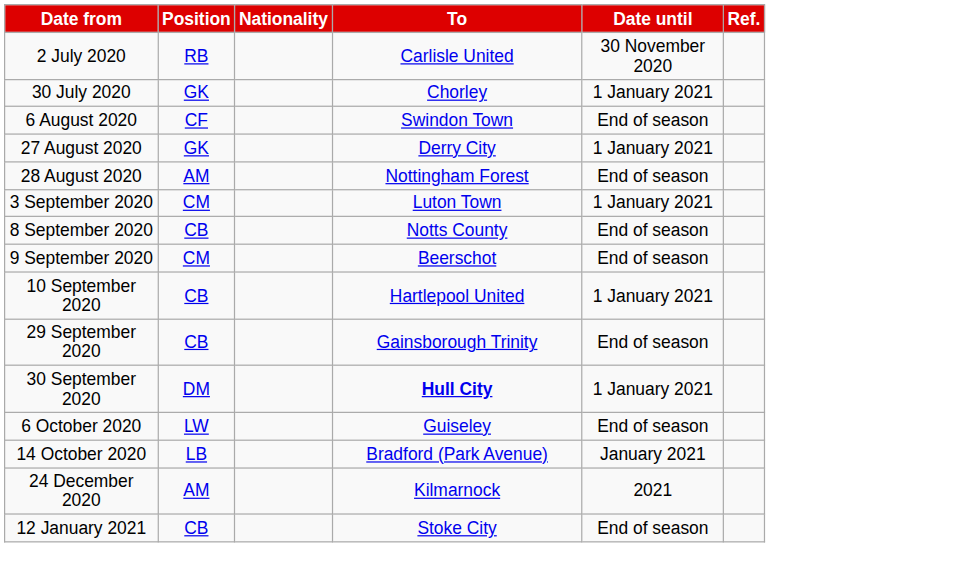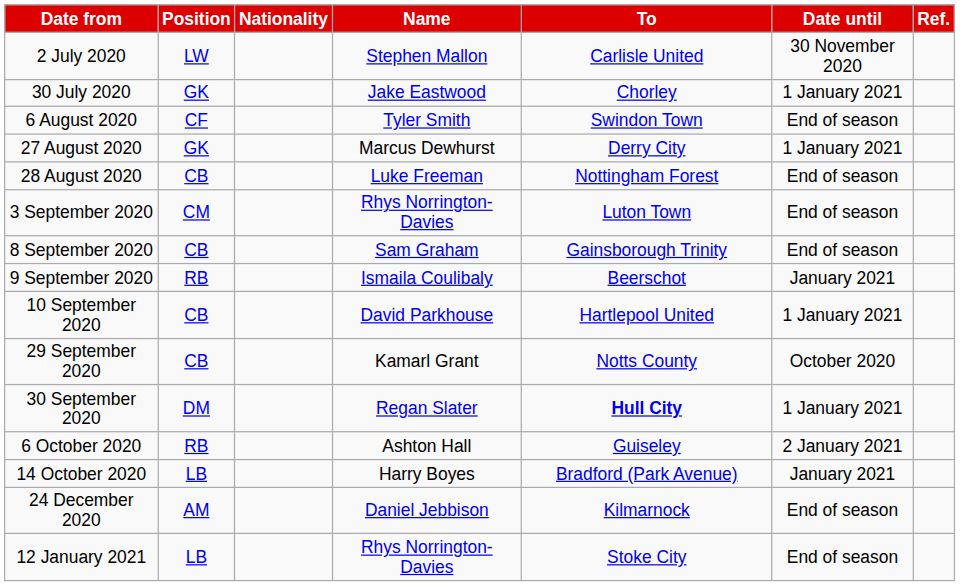+ column: (427, 19)
(196, 56) RB -> (196, 56) LW
(196, 176) AM -> (196, 176) CB
(653, 203) 1 January 2021 -> (842, 213) End of season
(457, 231) Notts County -> (647, 250) Gainsborough Trinity
(196, 258) CM -> (196, 278) RB
(653, 258) End of season -> (842, 278) January 2021
(457, 342) Gainsborough Trinity -> (647, 362) Notts County
(653, 342) End of season -> (842, 362) October 2020
(196, 427) LW -> (196, 446) RB
(653, 427) End of season -> (842, 446) 2 January 2021
(653, 491) 2021 -> (842, 511) End of season
(196, 528) CB -> (196, 558) LB
